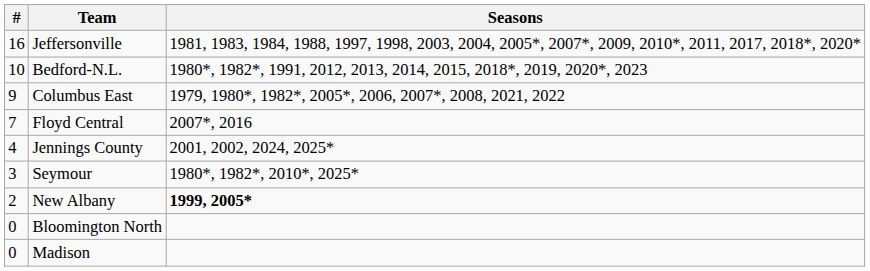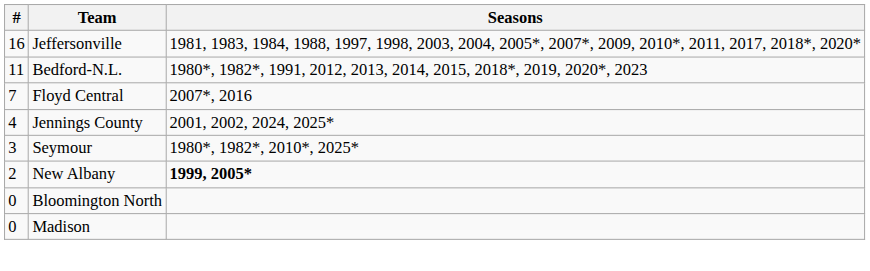(17, 69) 10 -> (16, 69) 11
- row: (83, 95)
